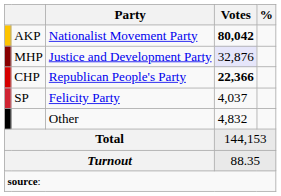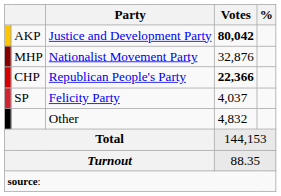(123, 35) Nationalist Movement Party -> (130, 35) Justice and Development Party
(130, 56) Justice and Development Party -> (123, 56) Nationalist Movement Party
(236, 56) lavender background -> (236, 56) no background
